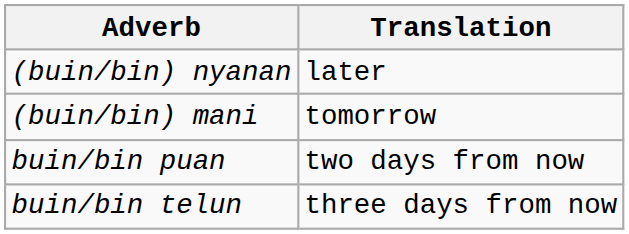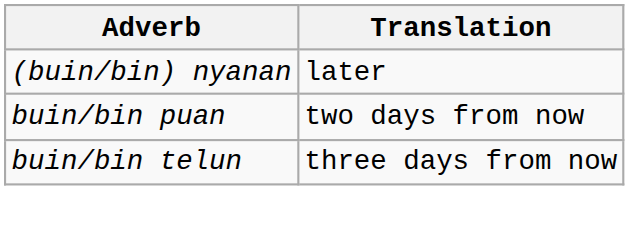- row: (135, 117)
